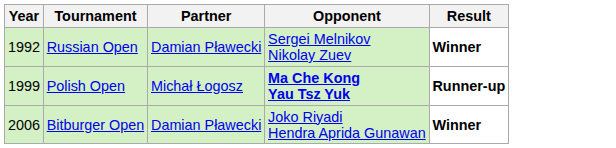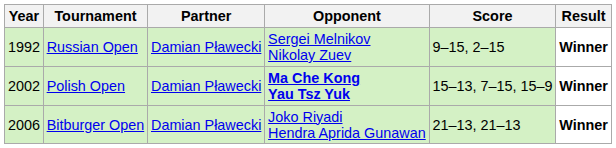+ column: (492, 16)
(24, 86) 1999 -> (24, 86) 2002
(197, 86) Michał Łogosz -> (206, 86) Damian Pławecki
(469, 86) Runner-up -> (584, 86) Winner
